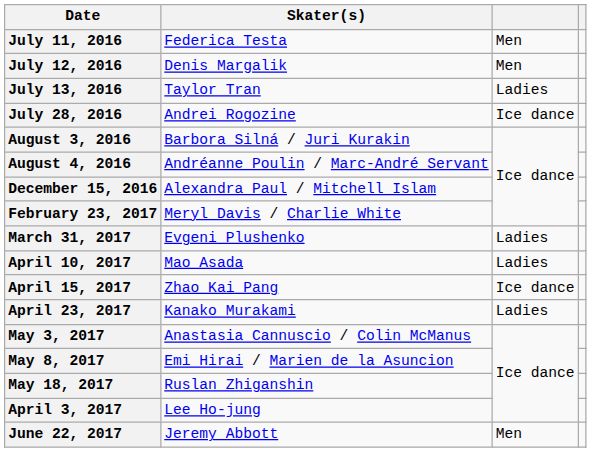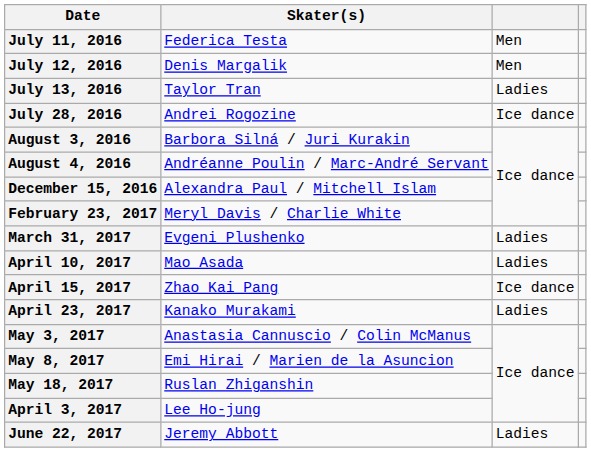(509, 434) Men -> (522, 434) Ladies
